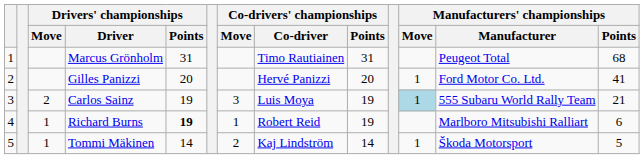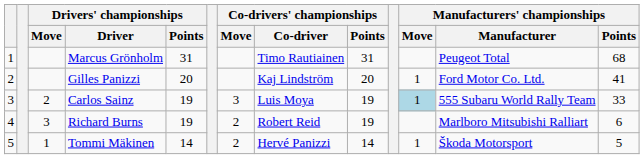(294, 78) Hervé Panizzi -> (295, 78) Kaj Lindström
(619, 100) 21 -> (619, 100) 33
(46, 121) 1 -> (46, 121) 3
(186, 121) bold -> (186, 121) normal
(236, 121) 1 -> (236, 121) 2
(295, 142) Kaj Lindström -> (294, 142) Hervé Panizzi
